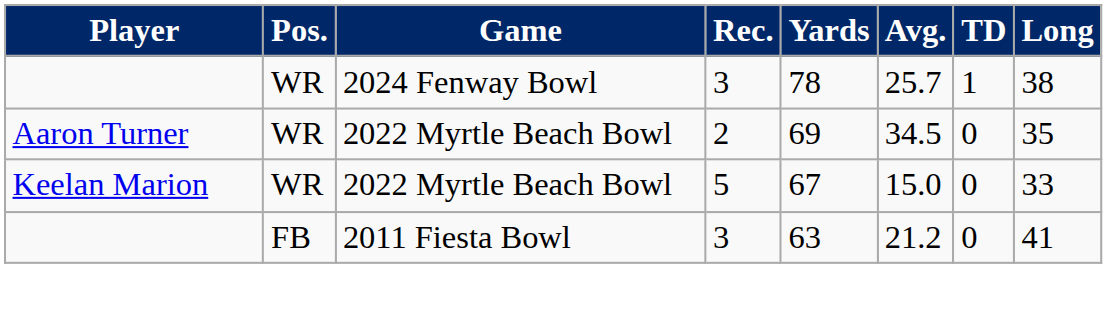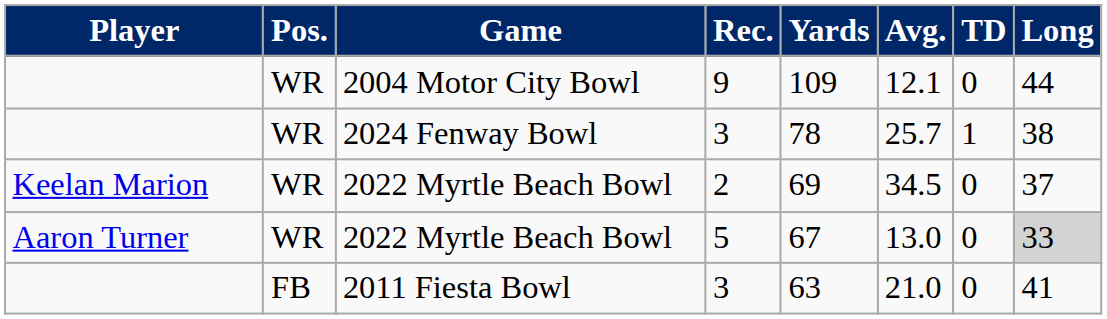+ row: (491, 81)
(100, 133) Aaron Turner -> (110, 184) Keelan Marion
(1038, 133) 35 -> (1038, 184) 37
(110, 184) Keelan Marion -> (100, 236) Aaron Turner
(913, 184) 15.0 -> (913, 236) 13.0
(1038, 184) no background -> (1038, 236) lightgrey background
(913, 236) 21.2 -> (913, 287) 21.0
